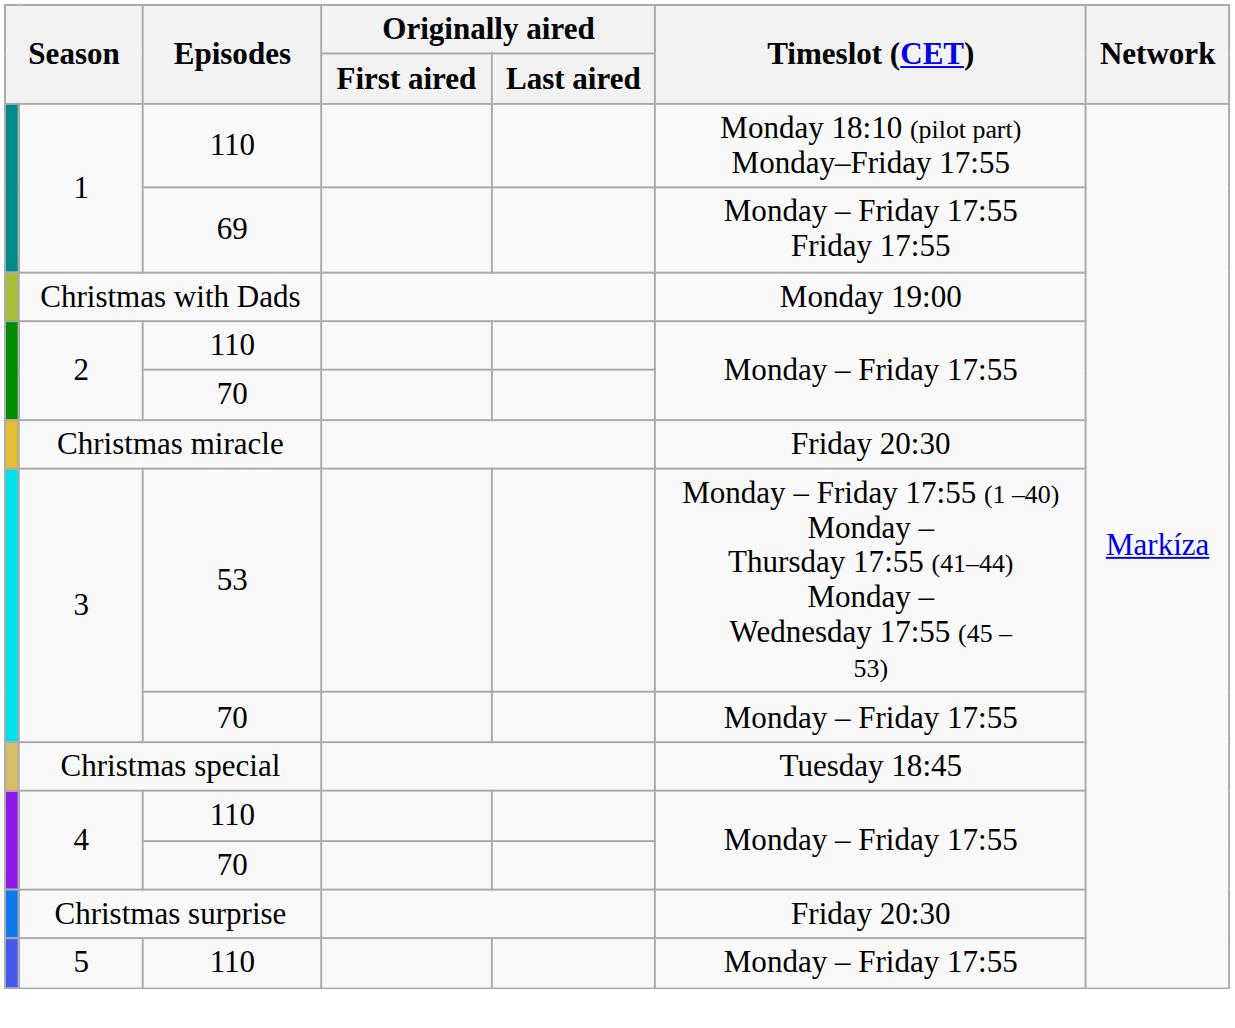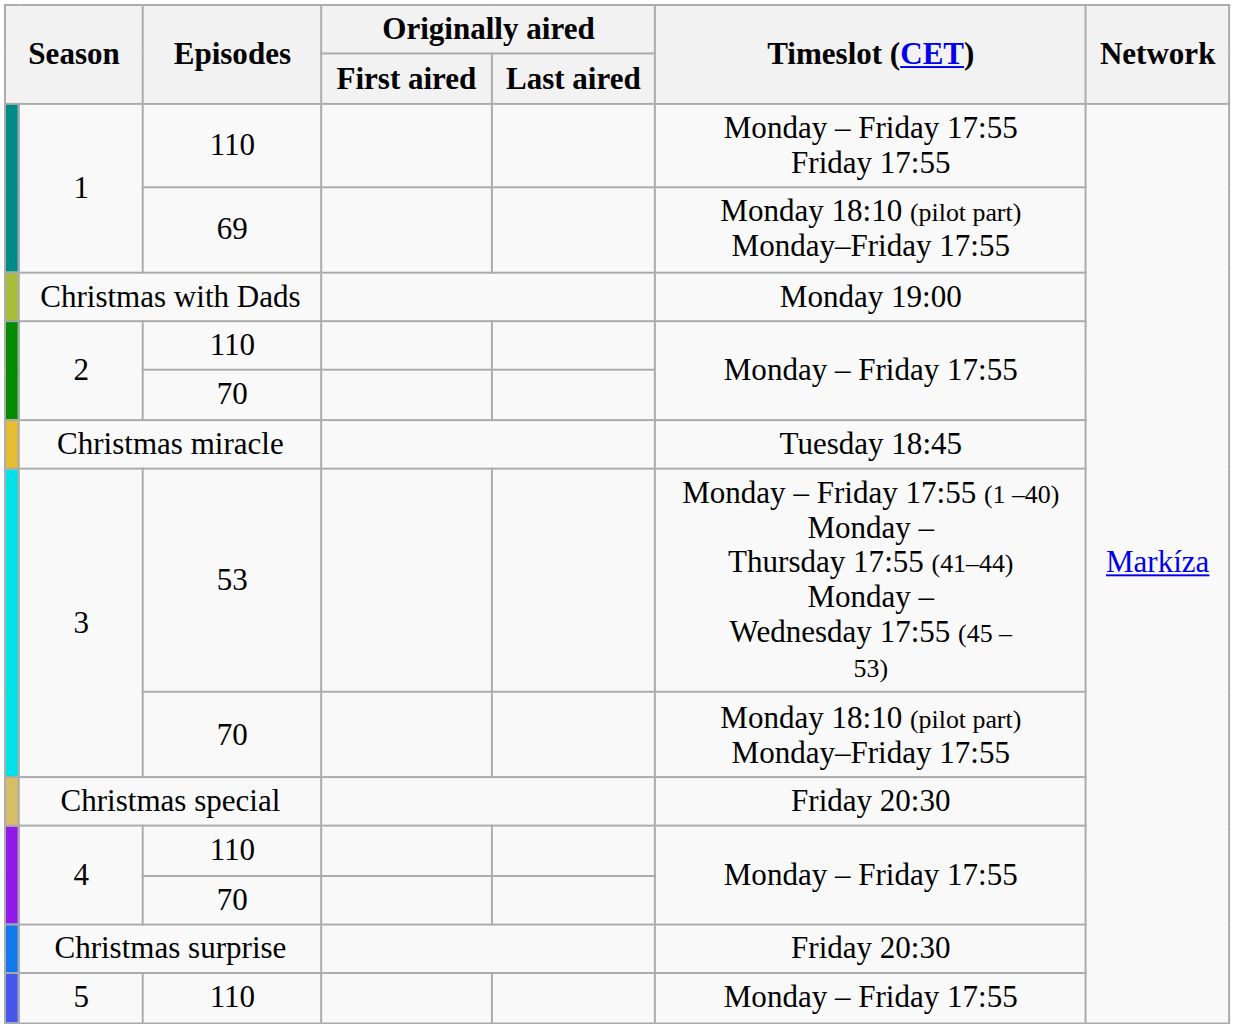(871, 145) Monday 18:10 (pilot part) Monday–Friday 17:55 -> (871, 145) Monday – Friday 17:55 Friday 17:55
(871, 229) Monday – Friday 17:55 Friday 17:55 -> (871, 229) Monday 18:10 (pilot part) Monday–Friday 17:55
(871, 443) Friday 20:30 -> (871, 443) Tuesday 18:45
(871, 716) Monday – Friday 17:55 -> (871, 734) Monday 18:10 (pilot part) Monday–Friday 17:55
(871, 765) Tuesday 18:45 -> (871, 800) Friday 20:30
